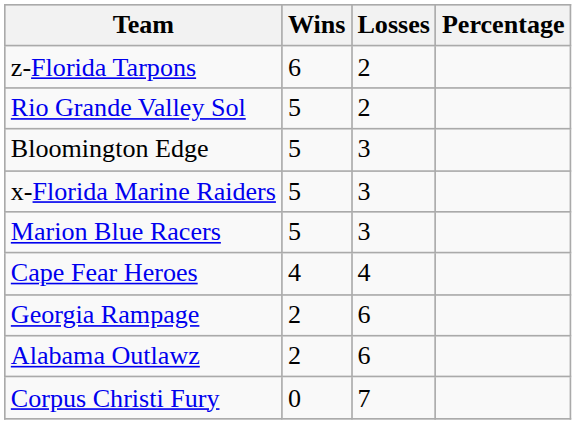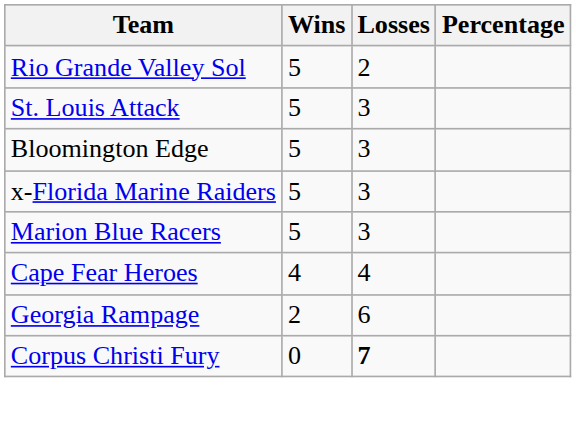- row: (103, 66)
+ row: (95, 107)
- row: (105, 356)
(364, 397) normal -> (364, 356) bold
